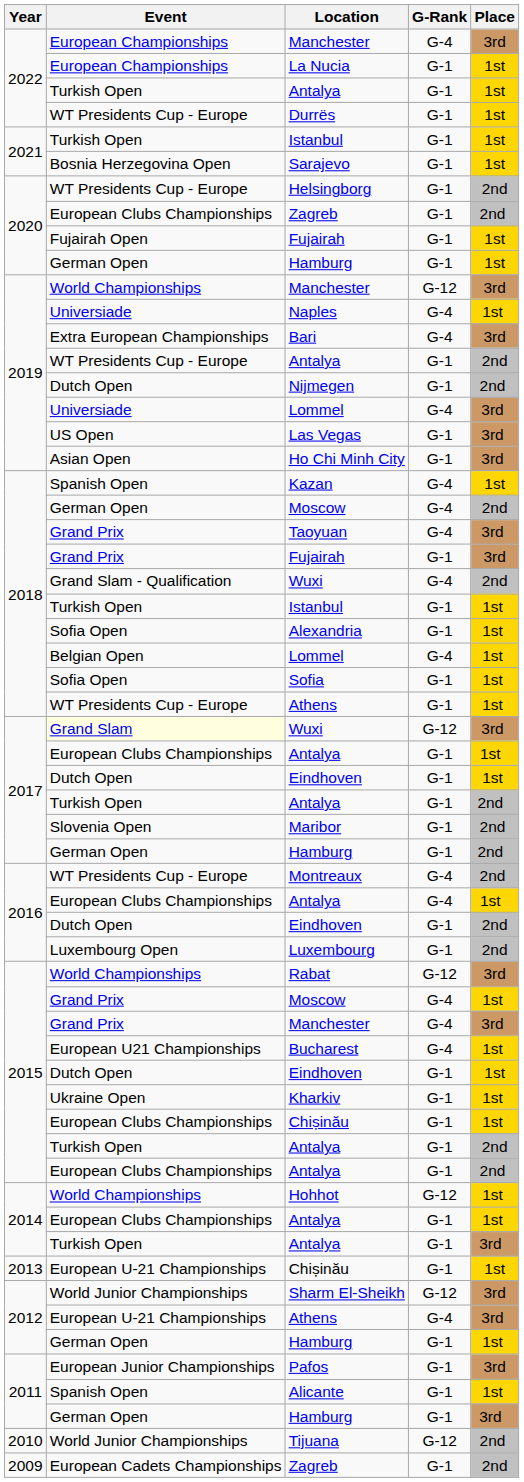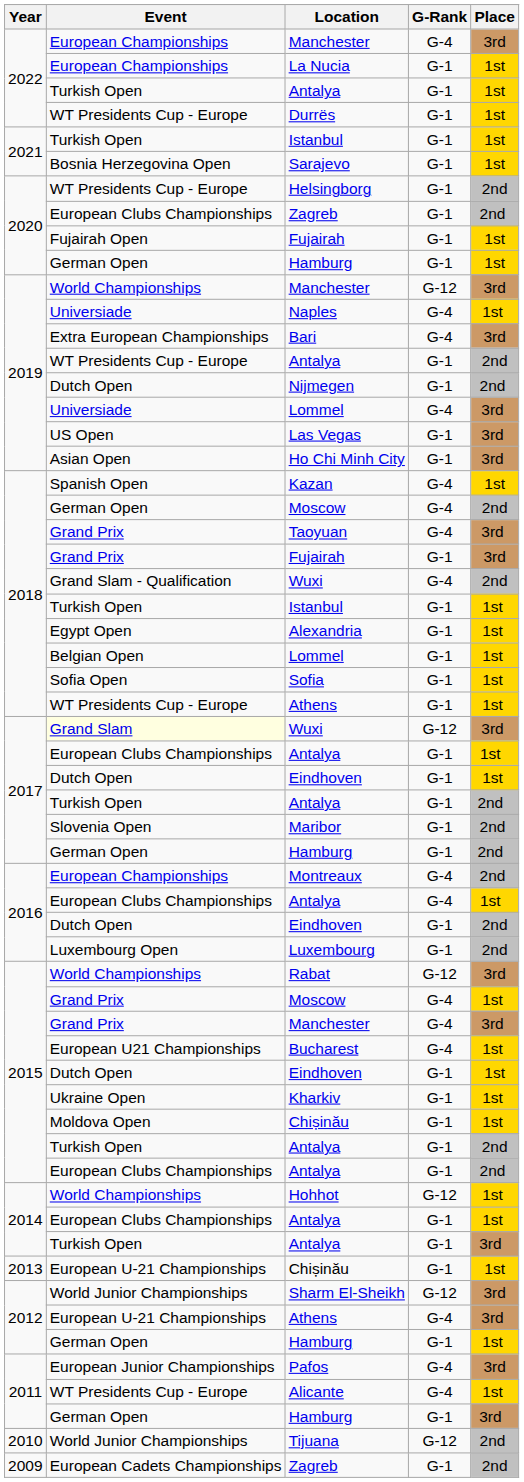(89, 631) Sofia Open -> (91, 631) Egypt Open
(440, 655) G-4 -> (440, 655) G-1
(149, 876) WT Presidents Cup - Europe -> (139, 876) European Championships
(161, 1121) European Clubs Championships -> (100, 1121) Moldova Open
(440, 1367) G-1 -> (440, 1367) G-4
(99, 1391) Spanish Open -> (149, 1391) WT Presidents Cup - Europe
(440, 1391) G-1 -> (440, 1391) G-4
